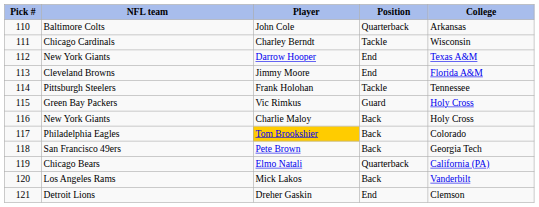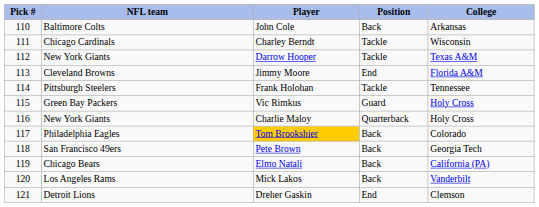(385, 27) Quarterback -> (371, 27) Back
(369, 57) End -> (374, 57) Tackle
(371, 118) Back -> (385, 118) Quarterback
(385, 164) Quarterback -> (371, 164) Back
